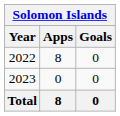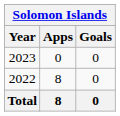rows swapped: (22, 57) <-> (22, 79)
